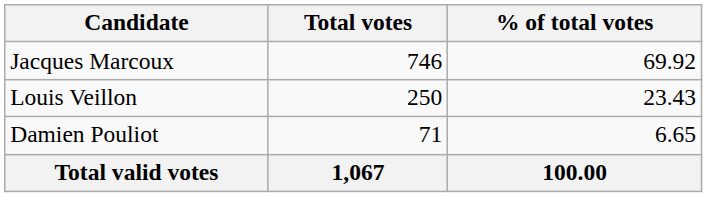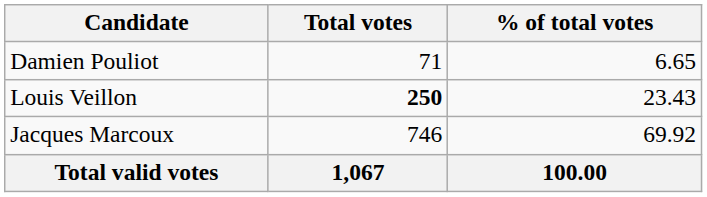rows swapped: (92, 60) <-> (84, 135)
(425, 97) normal -> (425, 97) bold
